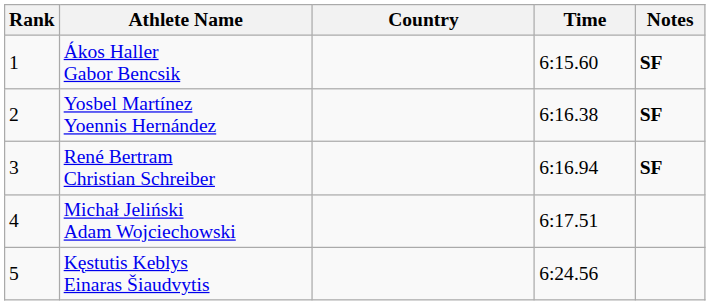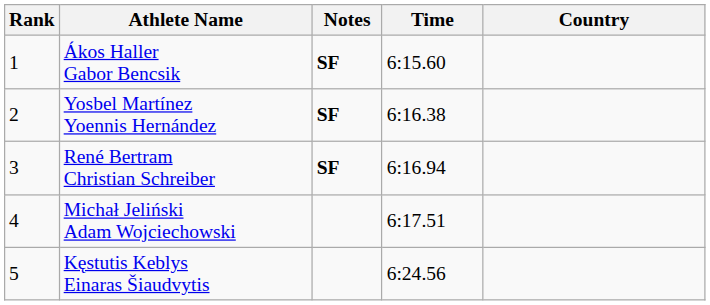columns swapped: (423, 19) <-> (670, 19)
